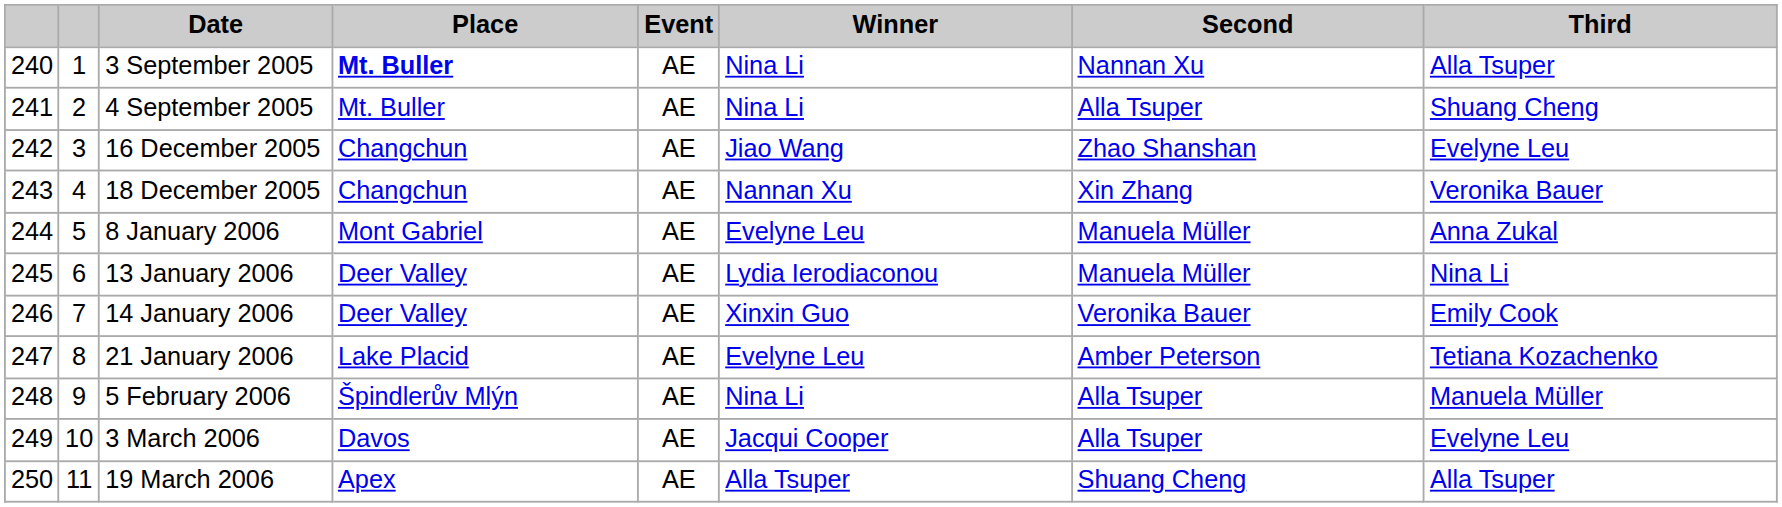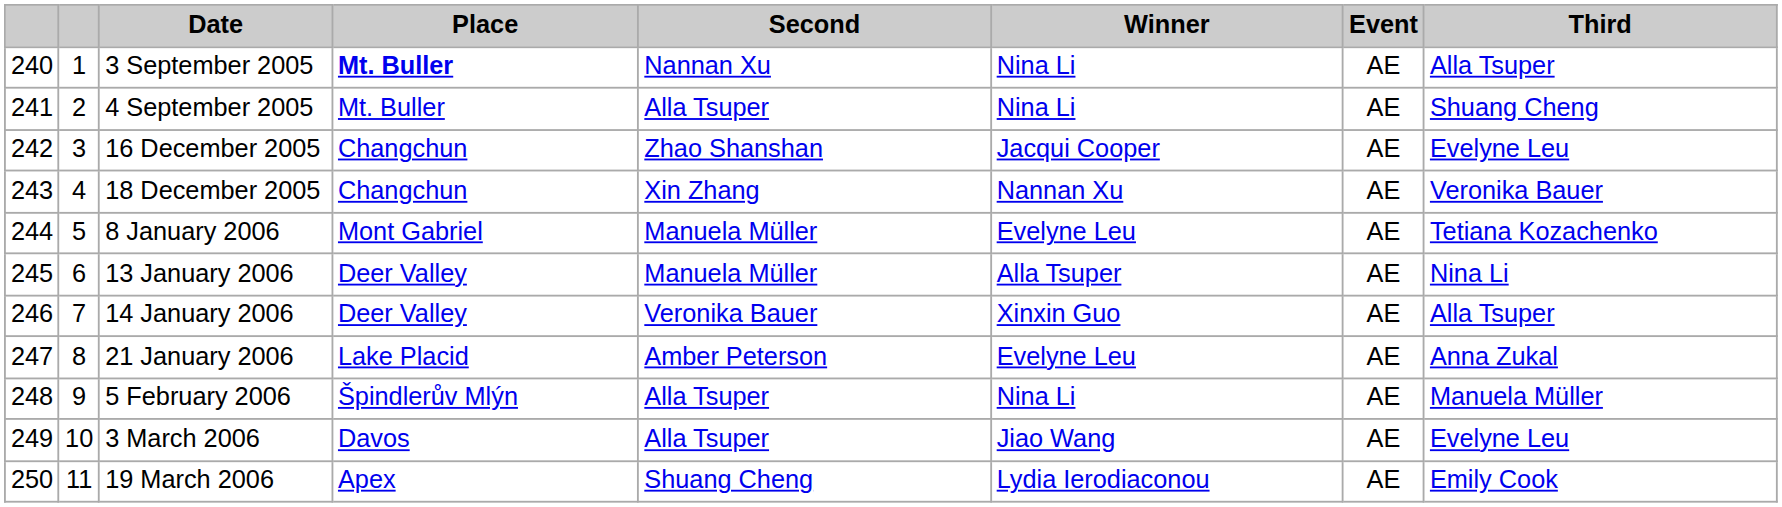columns swapped: (679, 24) <-> (1248, 24)
(784, 149) Jiao Wang -> (1078, 149) Jacqui Cooper
(1494, 231) Anna Zukal -> (1544, 231) Tetiana Kozachenko
(832, 273) Lydia Ierodiaconou -> (1059, 273) Alla Tsuper
(1494, 314) Emily Cook -> (1492, 314) Alla Tsuper
(1544, 356) Tetiana Kozachenko -> (1494, 356) Anna Zukal
(807, 438) Jacqui Cooper -> (1056, 438) Jiao Wang
(788, 480) Alla Tsuper -> (1103, 480) Lydia Ierodiaconou
(1492, 480) Alla Tsuper -> (1494, 480) Emily Cook
